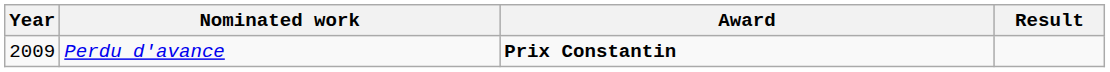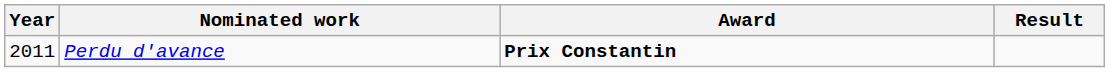(32, 51) 2009 -> (32, 51) 2011
